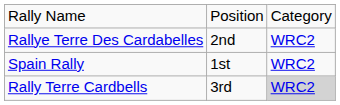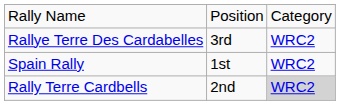(223, 40) 2nd -> (221, 40) 3rd
(221, 87) 3rd -> (223, 87) 2nd
